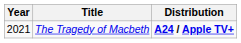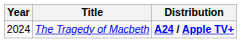(19, 29) 2021 -> (19, 29) 2024
